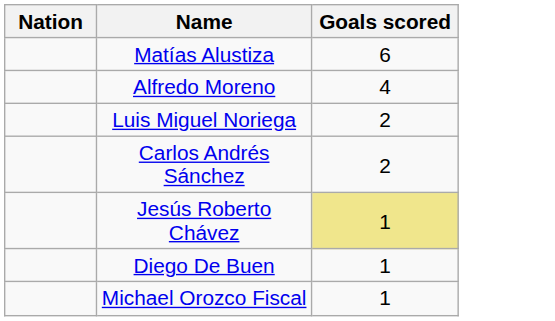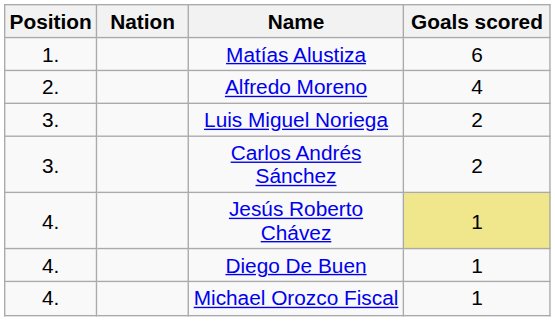+ column: (51, 21)
